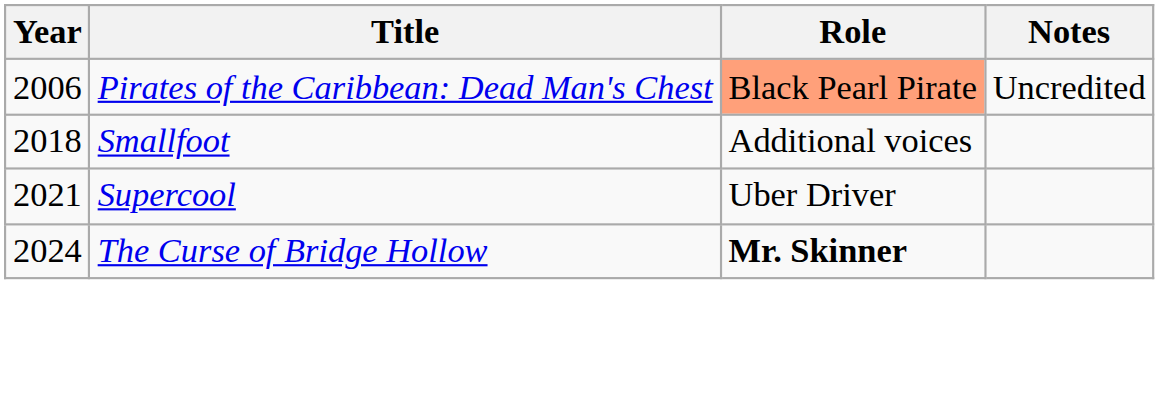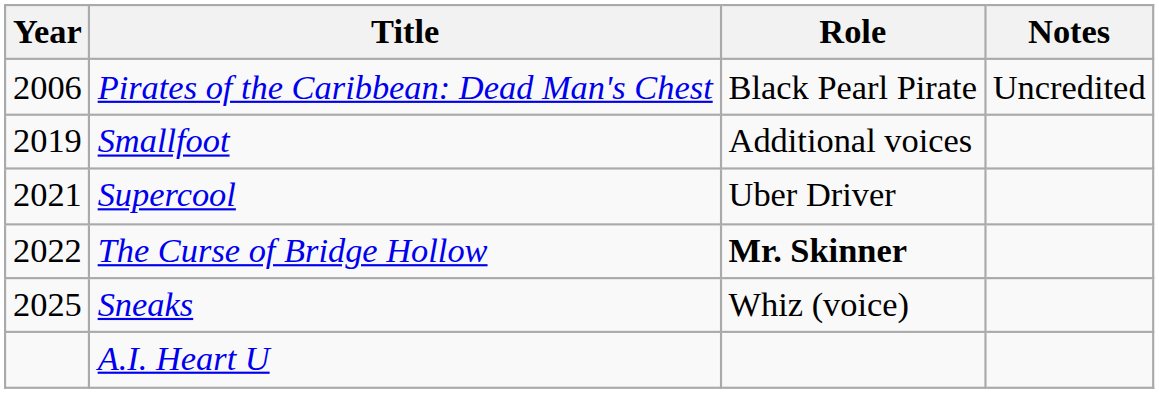(853, 86) lightsalmon background -> (853, 86) no background
(47, 140) 2018 -> (47, 140) 2019
(47, 250) 2024 -> (47, 250) 2022
+ row: (145, 304)
+ row: (184, 359)
